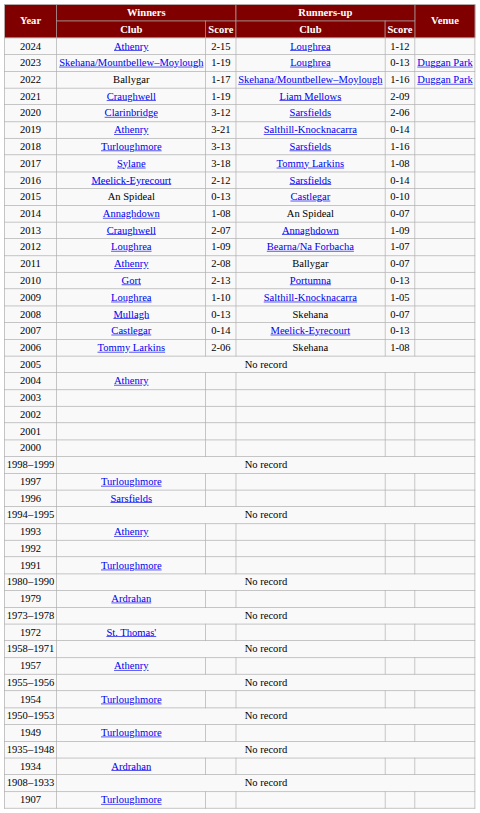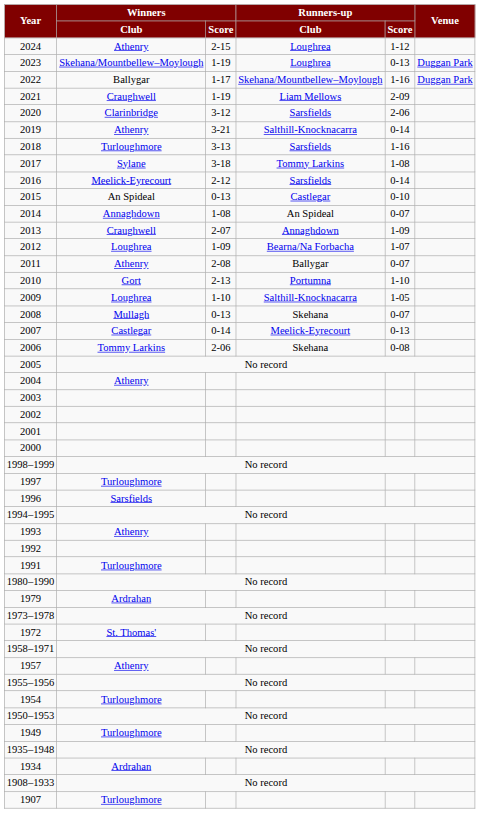(400, 280) 0-13 -> (400, 280) 1-10
(400, 347) 1-08 -> (400, 347) 0-08
